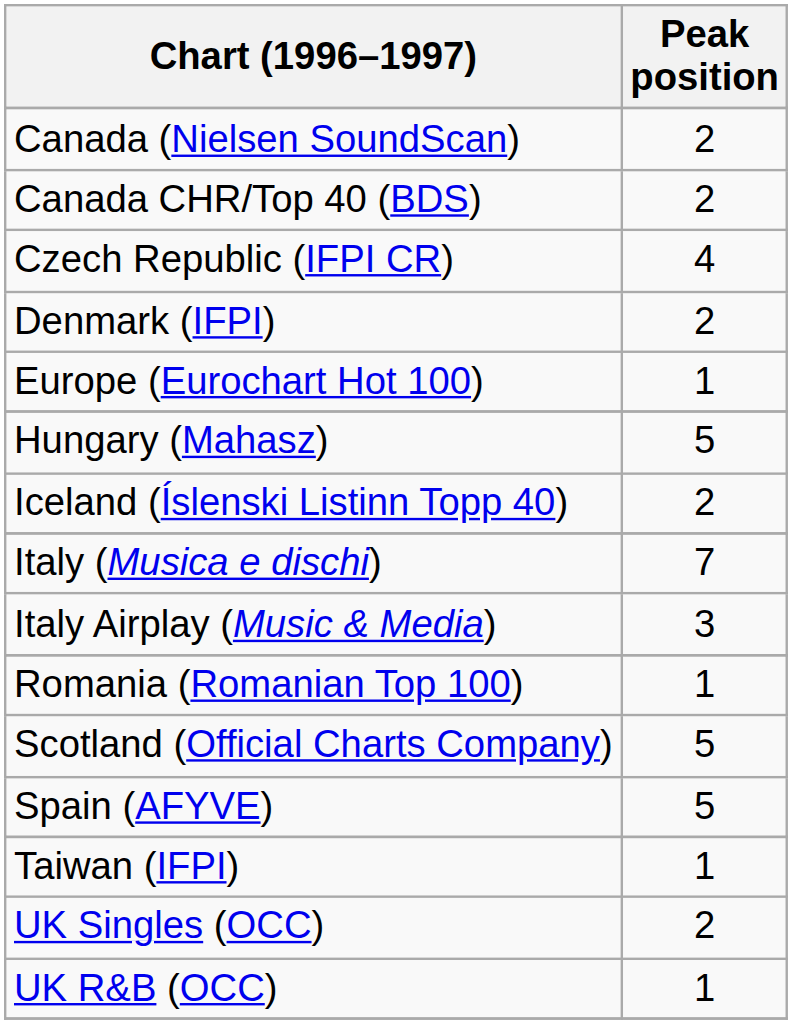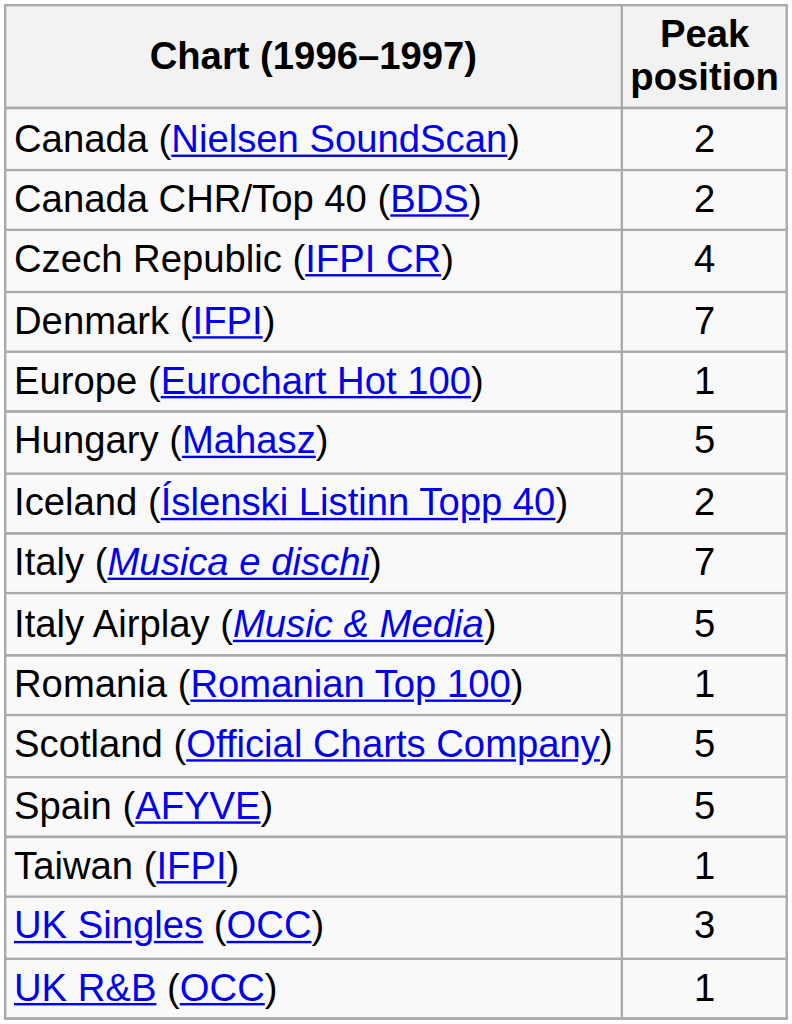(705, 320) 2 -> (705, 320) 7
(705, 623) 3 -> (705, 623) 5
(705, 926) 2 -> (705, 926) 3
